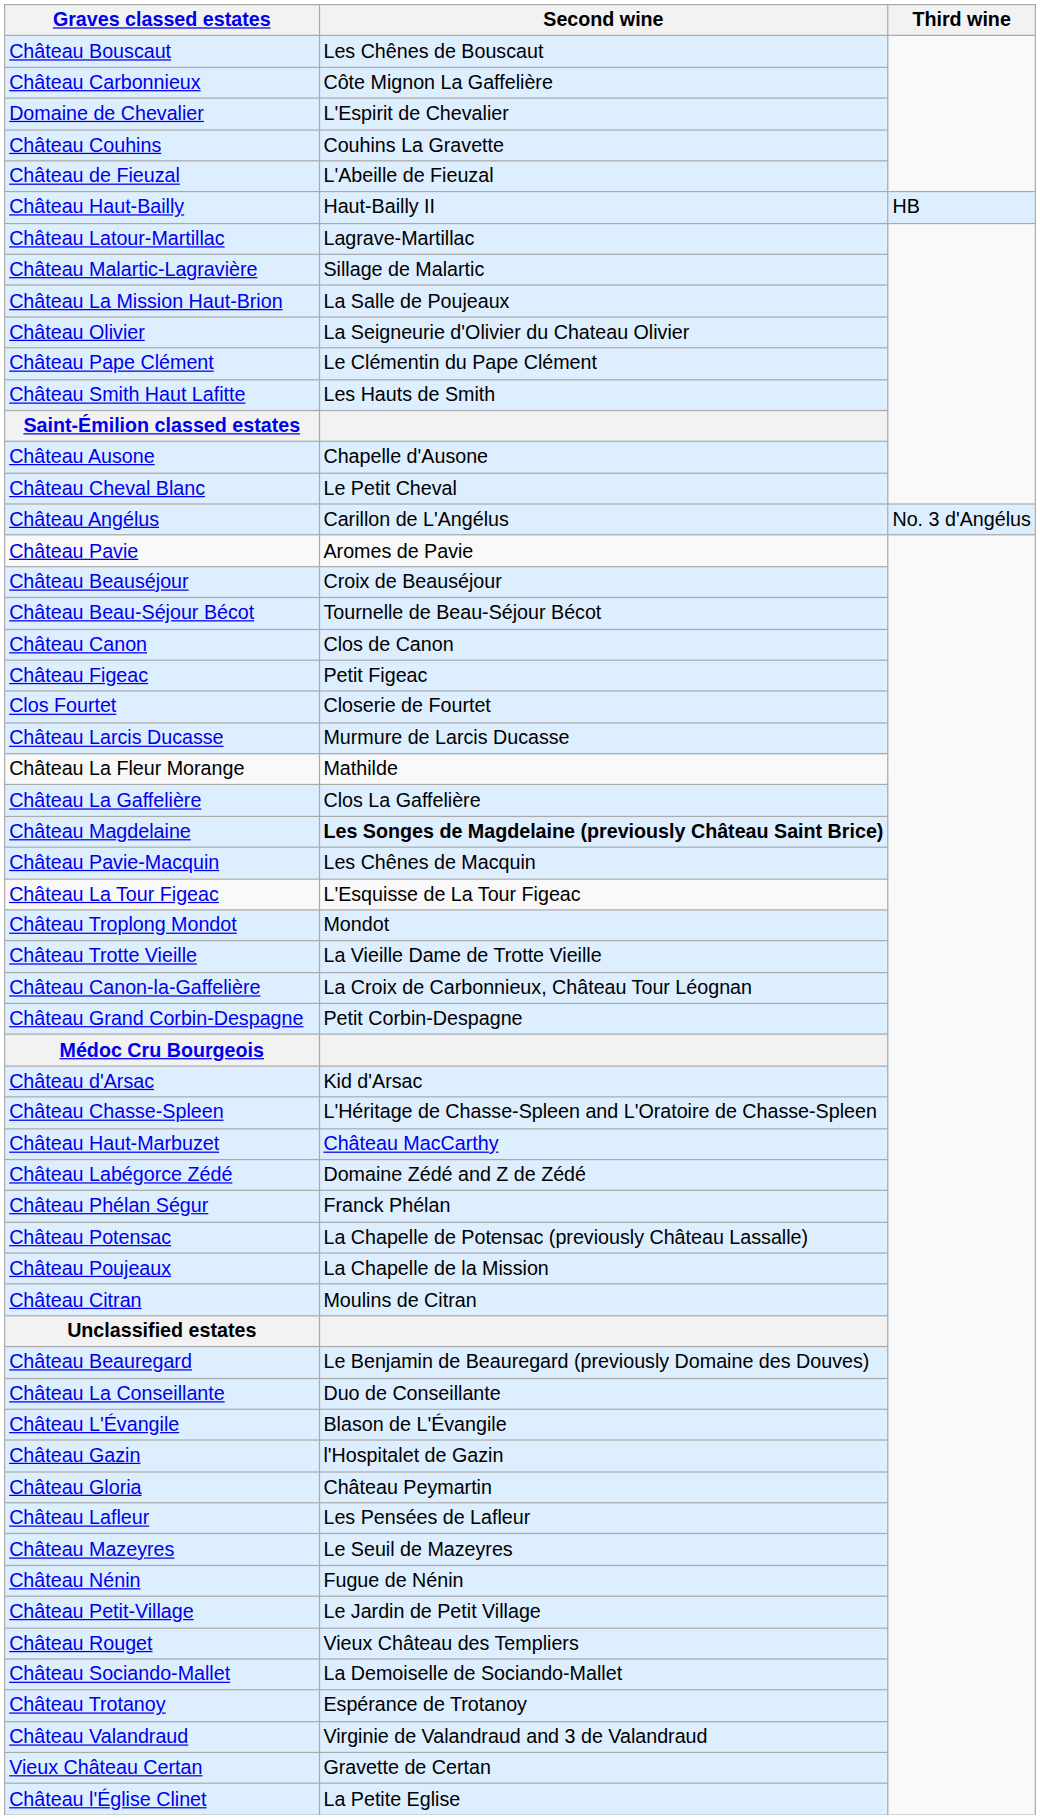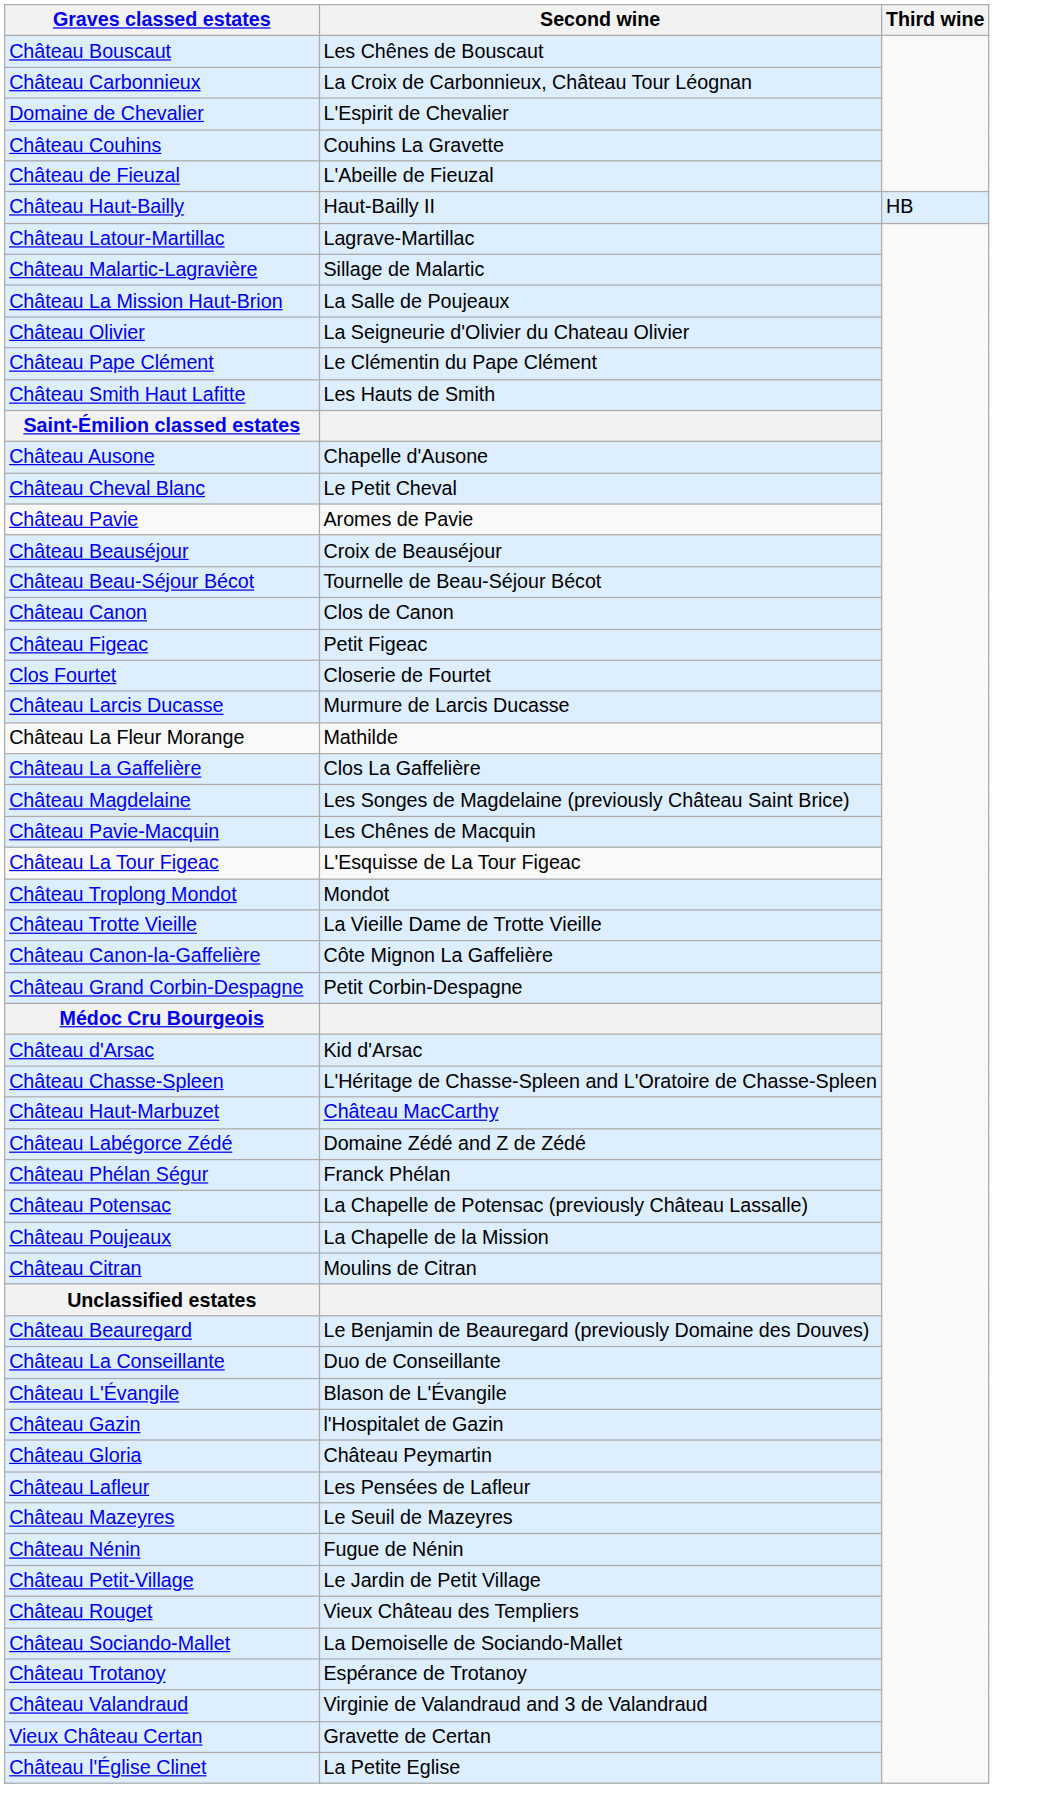(438, 82) Côte Mignon La Gaffelière -> (538, 82) La Croix de Carbonnieux, Château Tour Léognan
- row: (84, 519)
(603, 831) bold -> (587, 800) normal
(538, 987) La Croix de Carbonnieux, Château Tour Léognan -> (438, 956) Côte Mignon La Gaffelière
